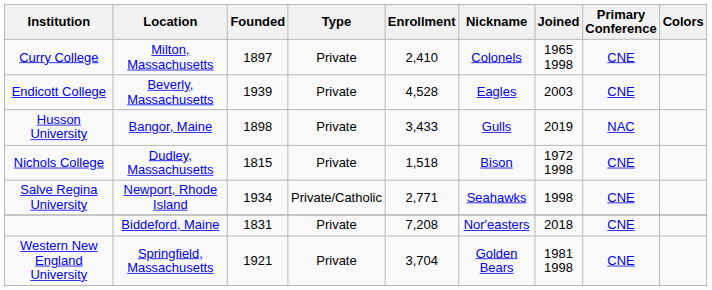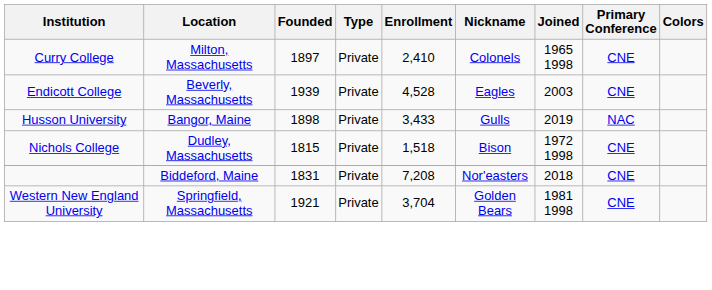- row: (59, 197)
